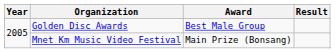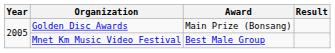(225, 26) Best Male Group -> (238, 26) Main Prize (Bonsang)
(238, 40) Main Prize (Bonsang) -> (225, 40) Best Male Group
